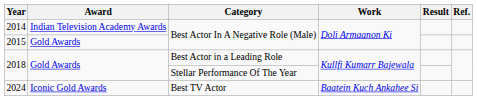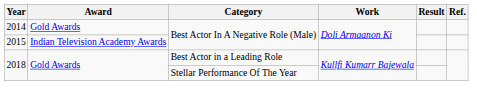(98, 27) Indian Television Academy Awards -> (55, 27) Gold Awards
(55, 42) Gold Awards -> (98, 42) Indian Television Academy Awards
- row: (16, 88)
